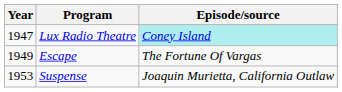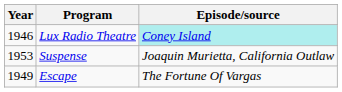(20, 35) 1947 -> (20, 35) 1946
rows swapped: (58, 55) <-> (63, 76)
